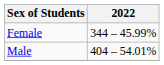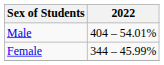rows swapped: (19, 51) <-> (25, 32)
